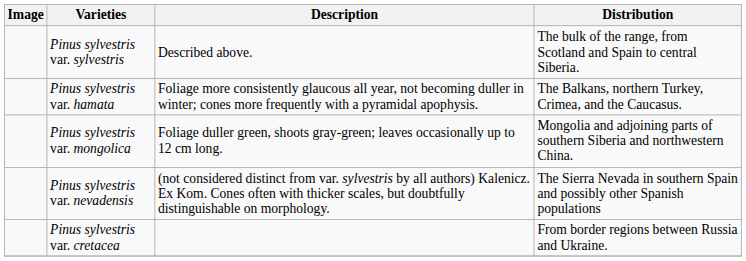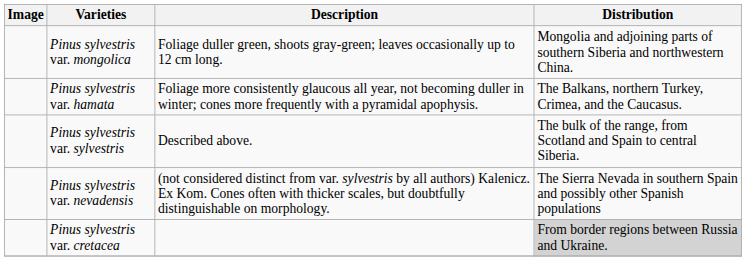rows swapped: (93, 52) <-> (93, 141)
(637, 237) no background -> (637, 237) lightgrey background
